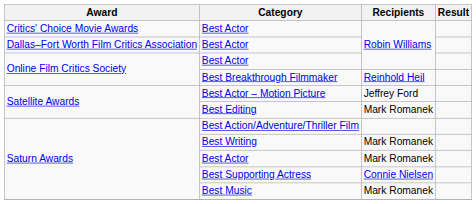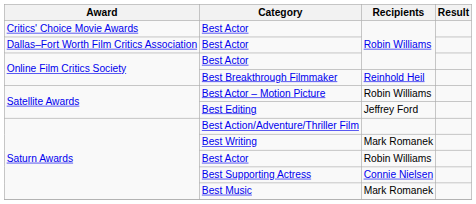(391, 93) Jeffrey Ford -> (397, 93) Robin Williams
(398, 110) Mark Romanek -> (391, 110) Jeffrey Ford
(398, 158) Mark Romanek -> (397, 158) Robin Williams
